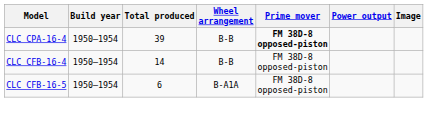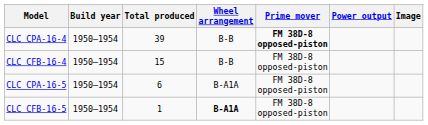(159, 62) 14 -> (159, 62) 15
+ row: (36, 85)
(159, 85) 6 -> (159, 109) 1
(226, 85) normal -> (226, 109) bold
